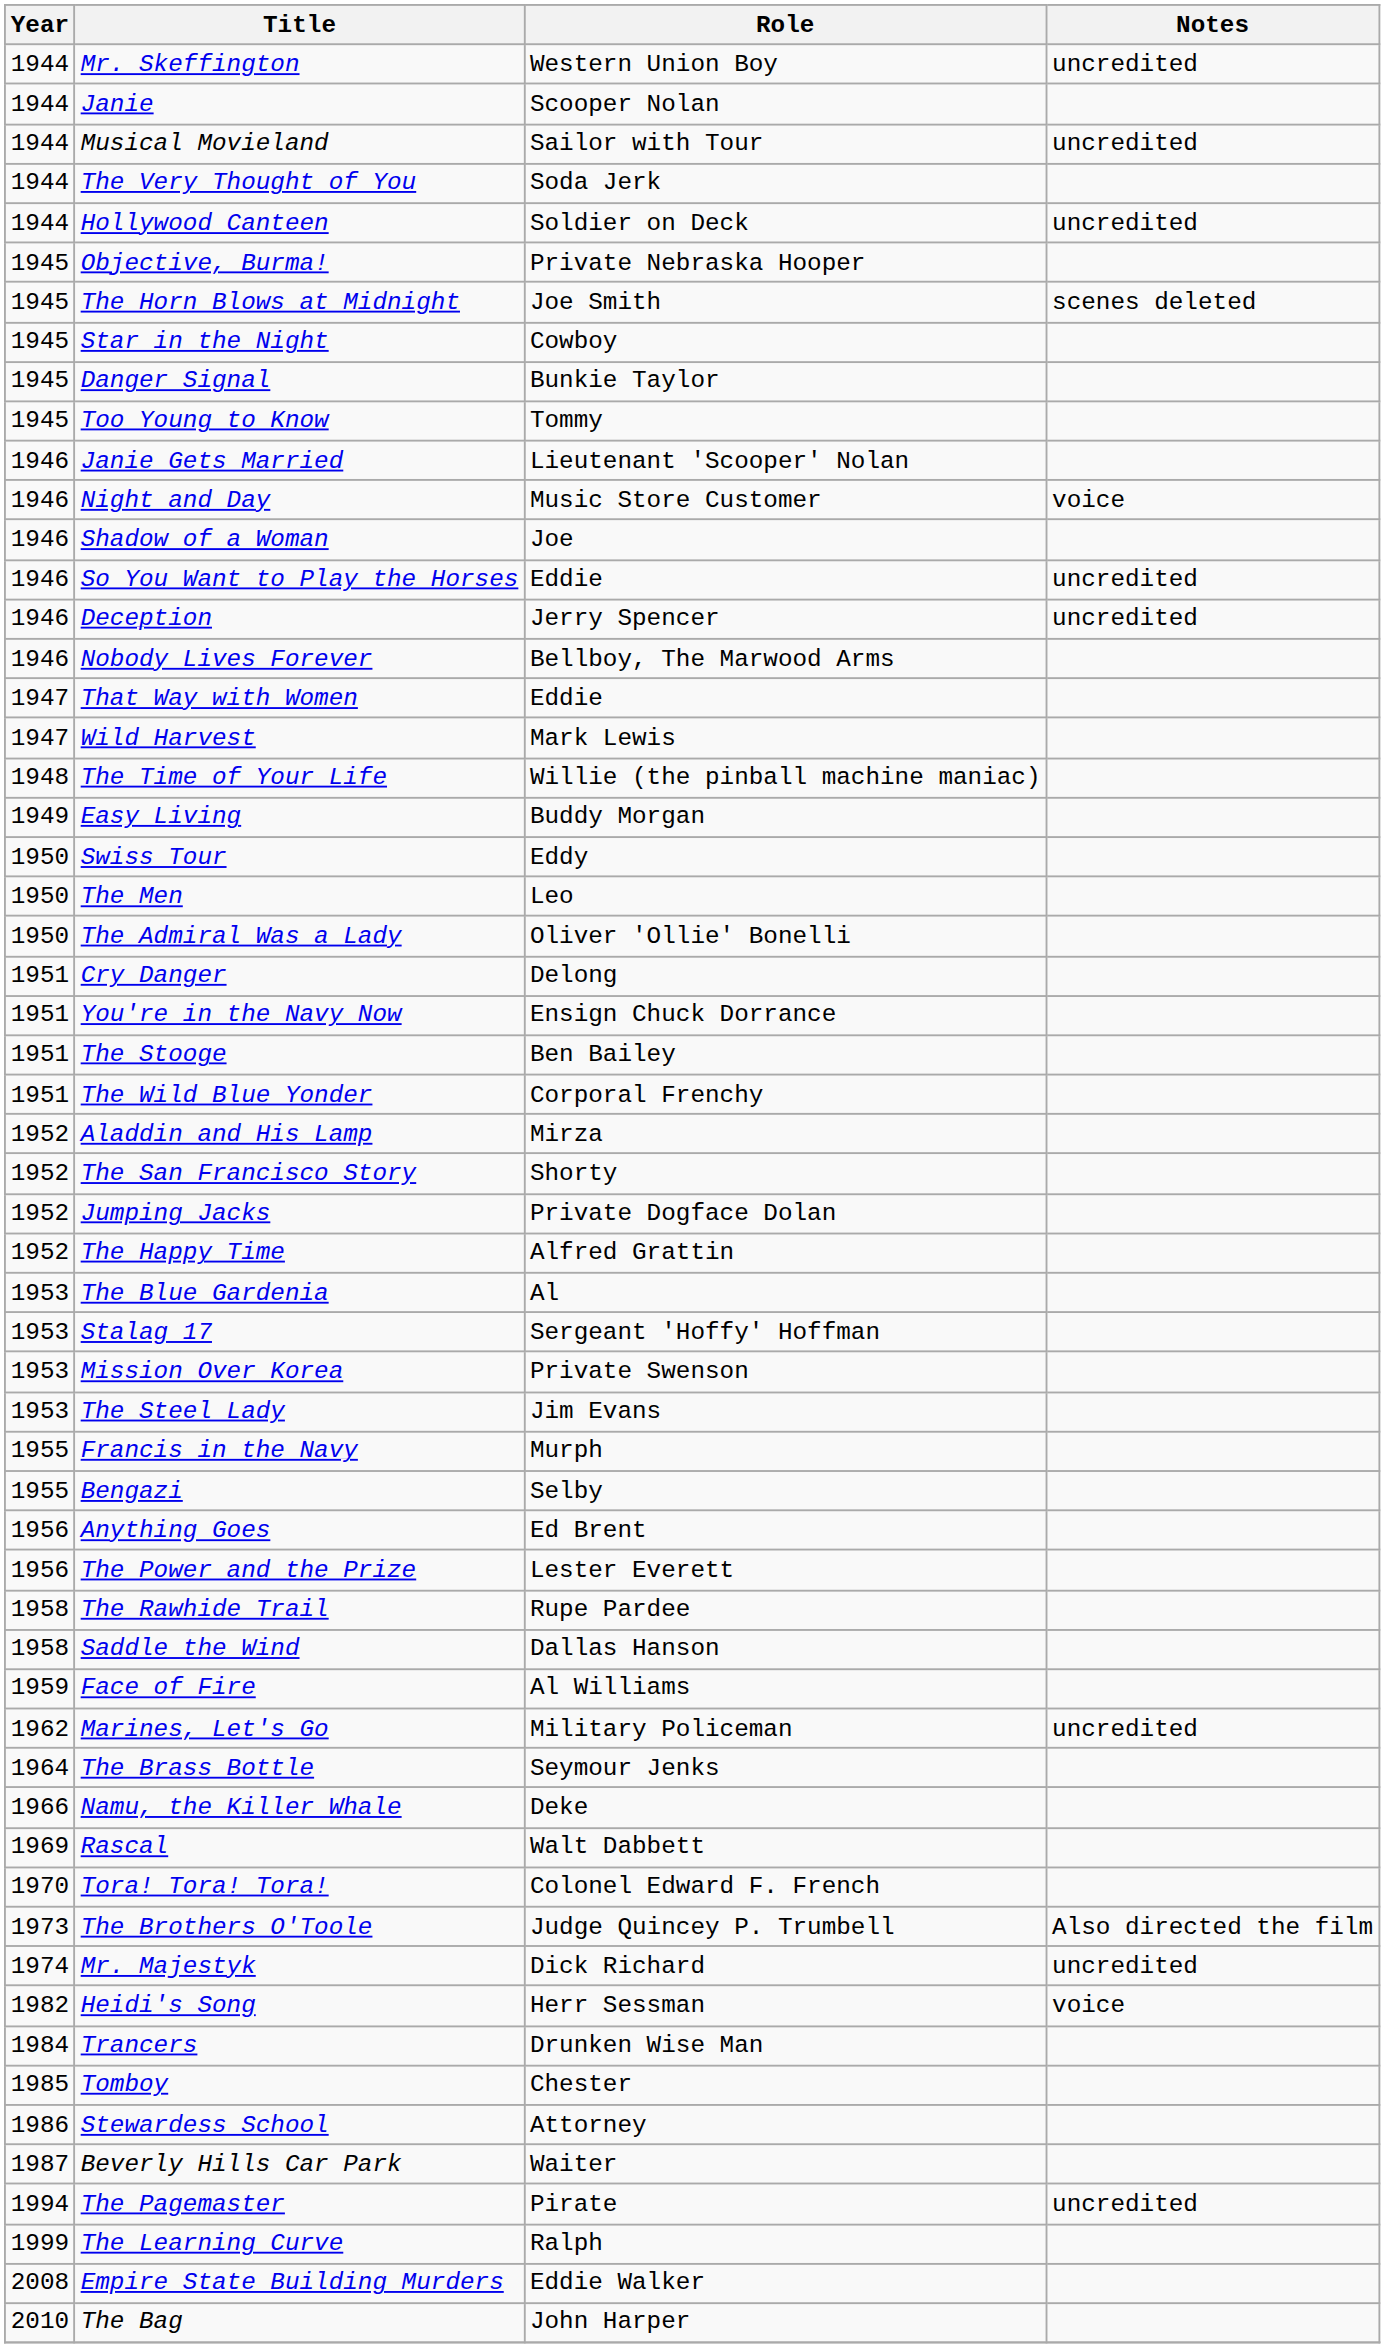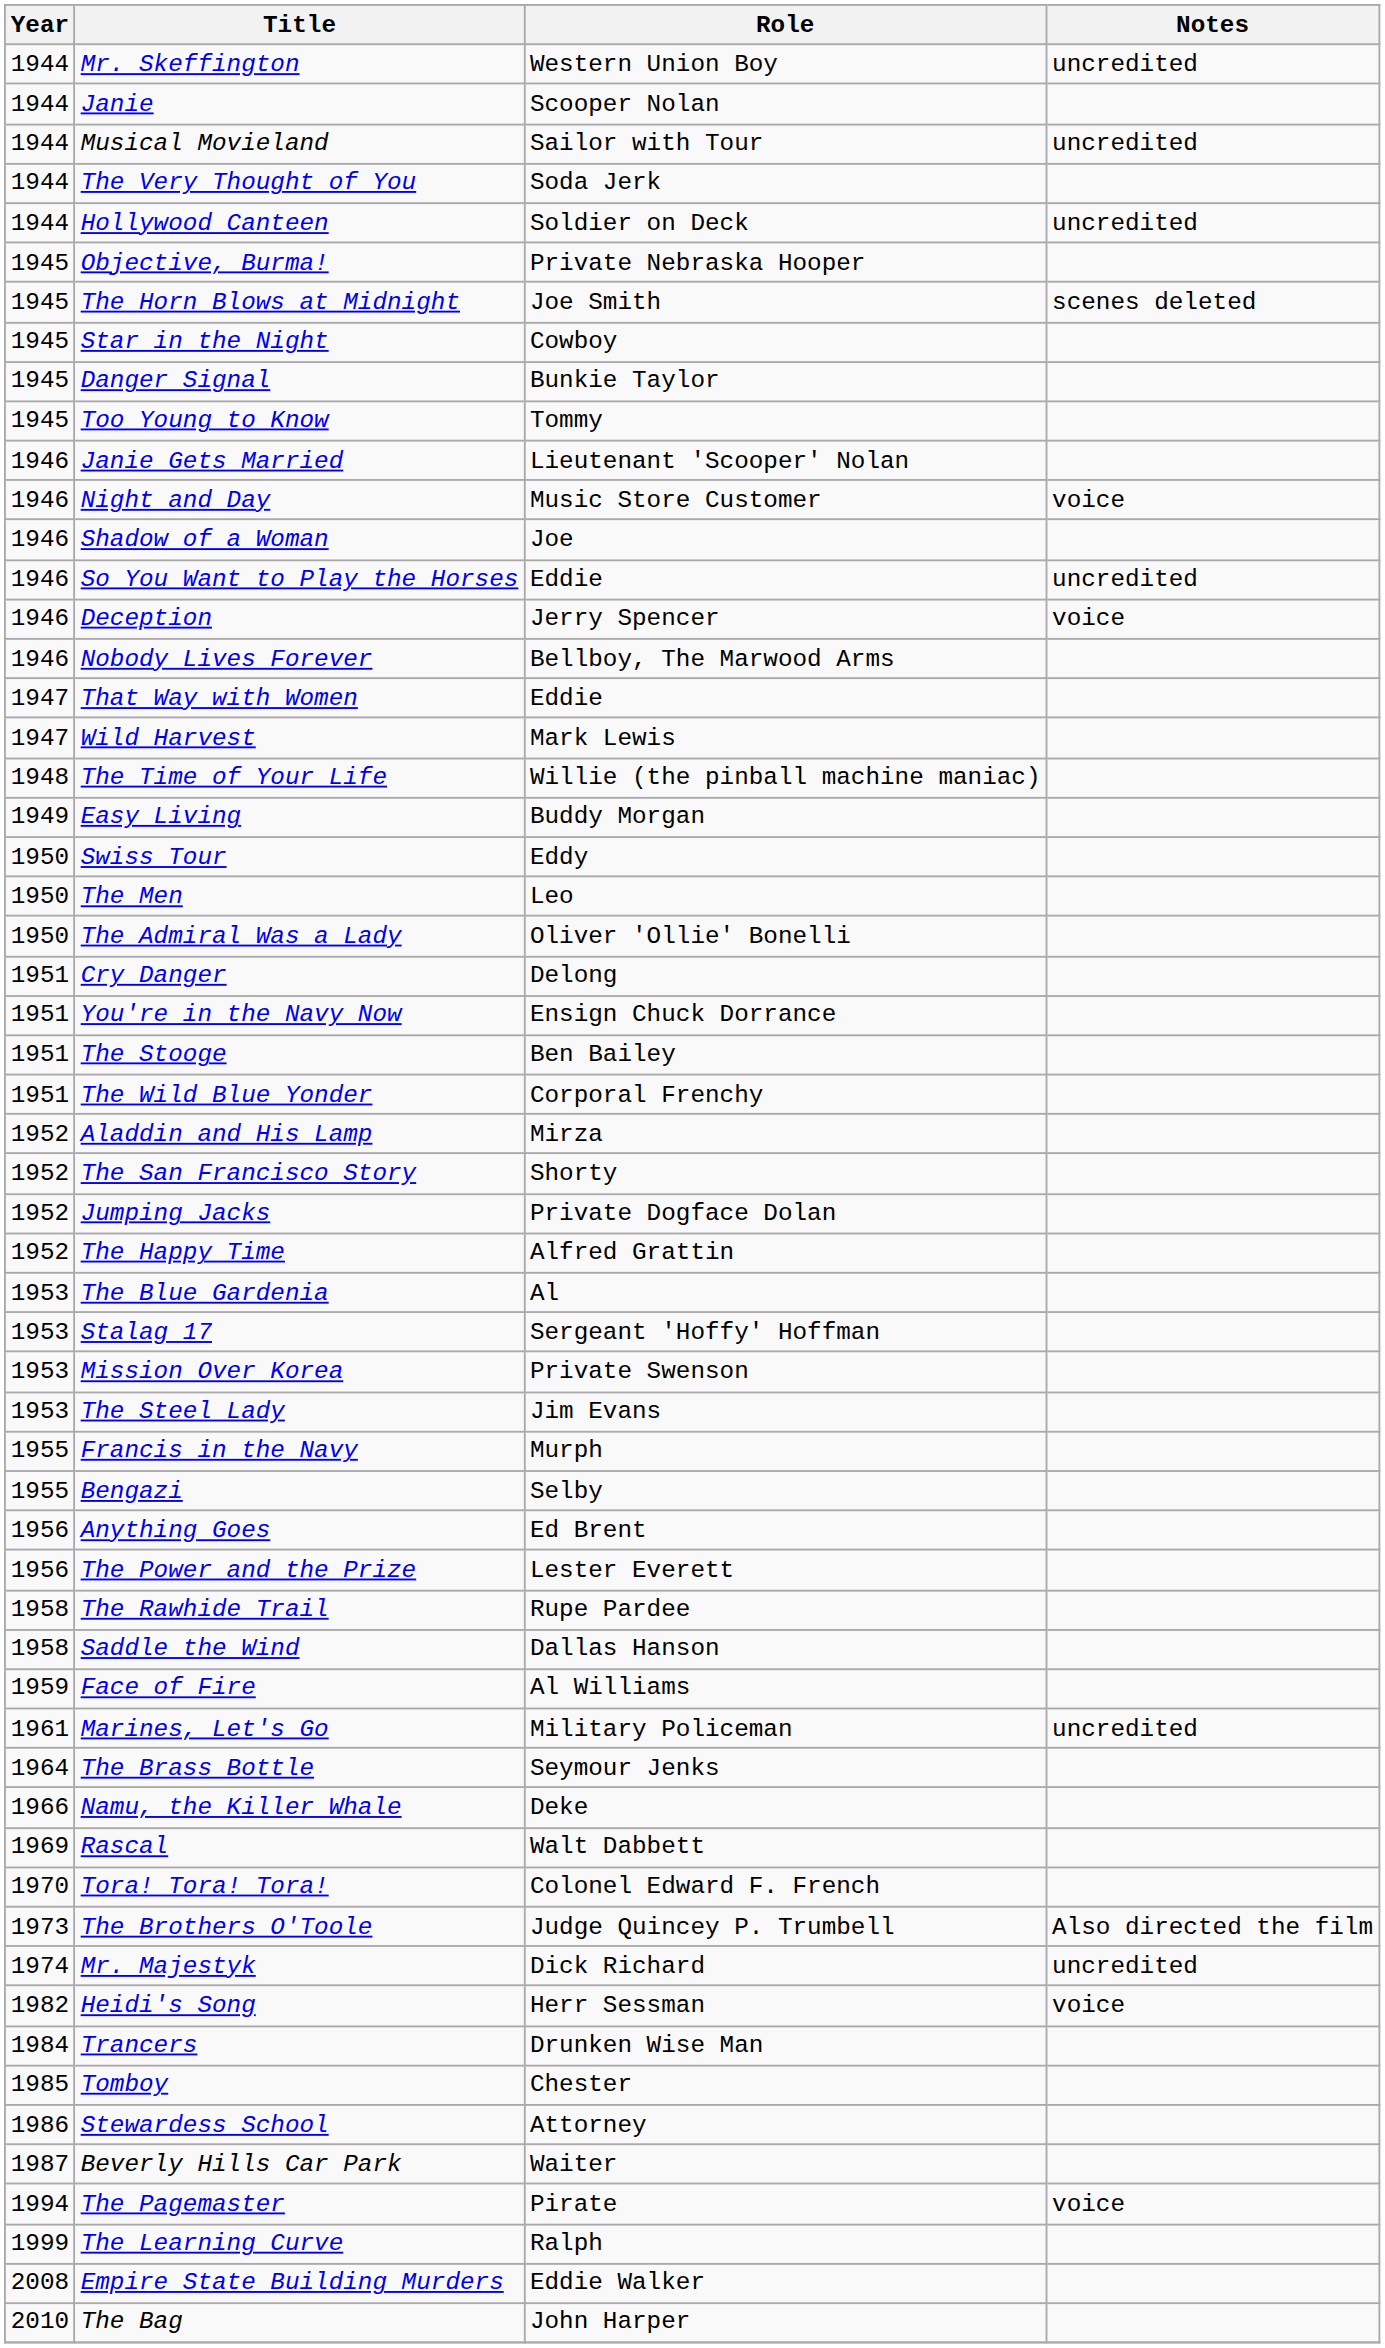(1125, 619) uncredited -> (1089, 619) voice
(40, 1728) 1962 -> (40, 1728) 1961
(1125, 2204) uncredited -> (1089, 2204) voice
